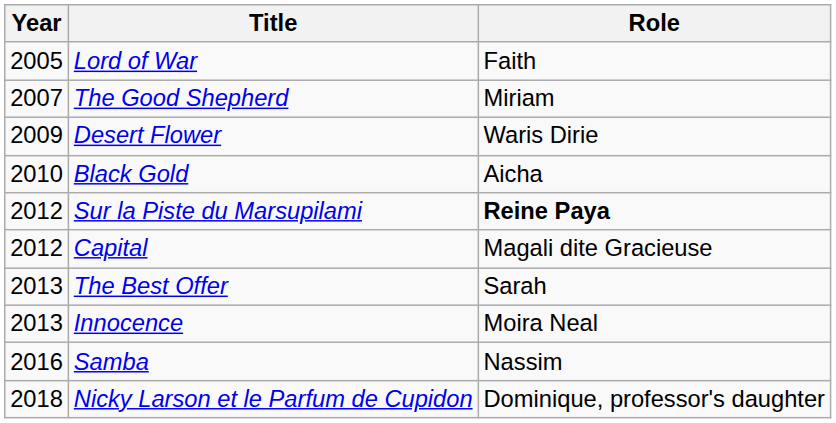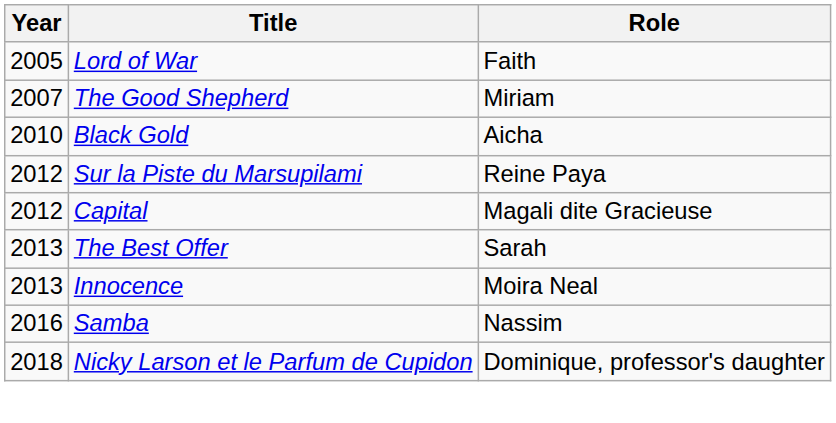- row: (147, 135)
(547, 211) bold -> (545, 173) normal
